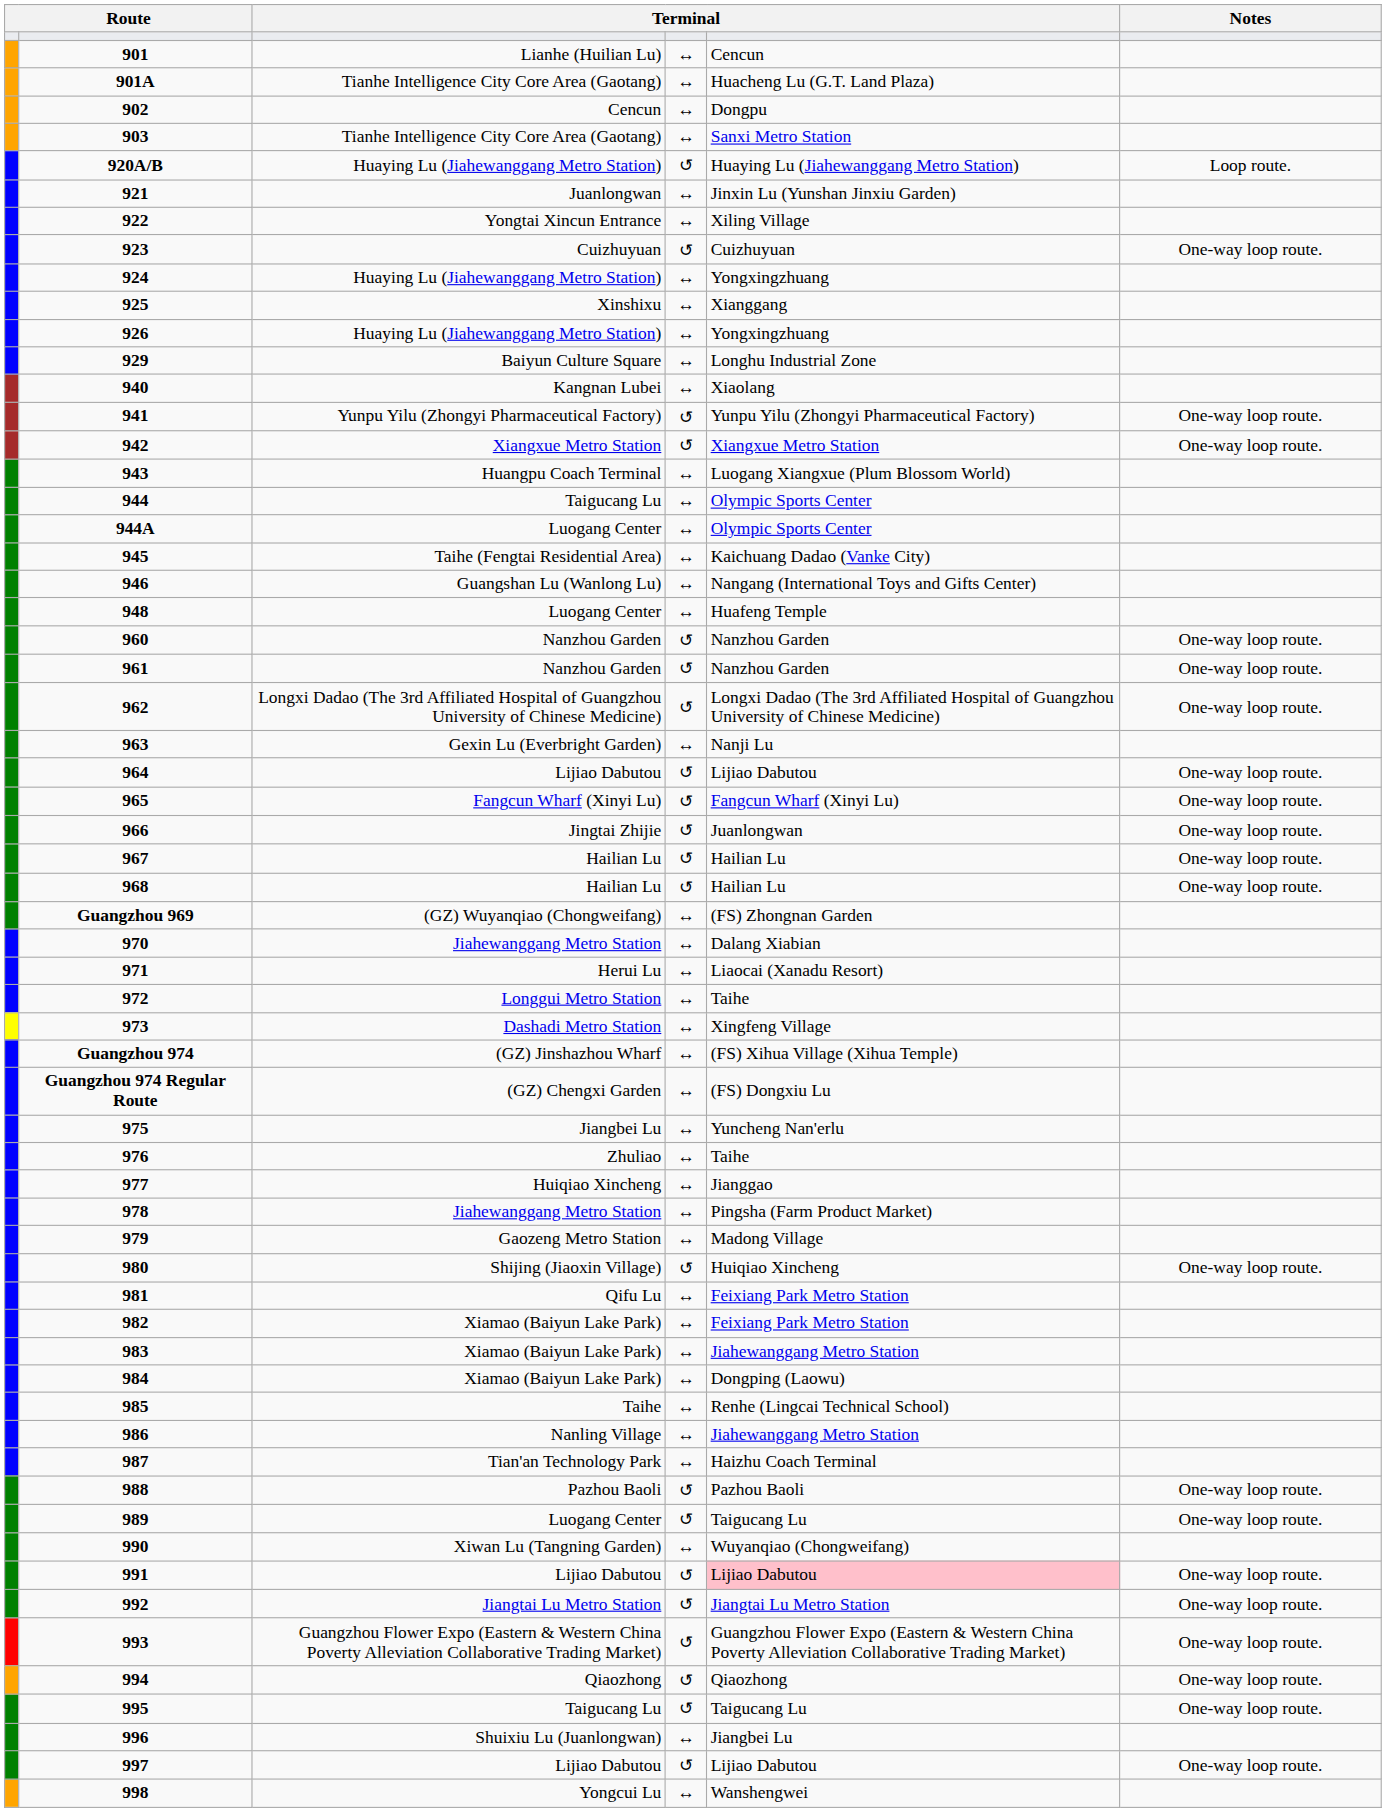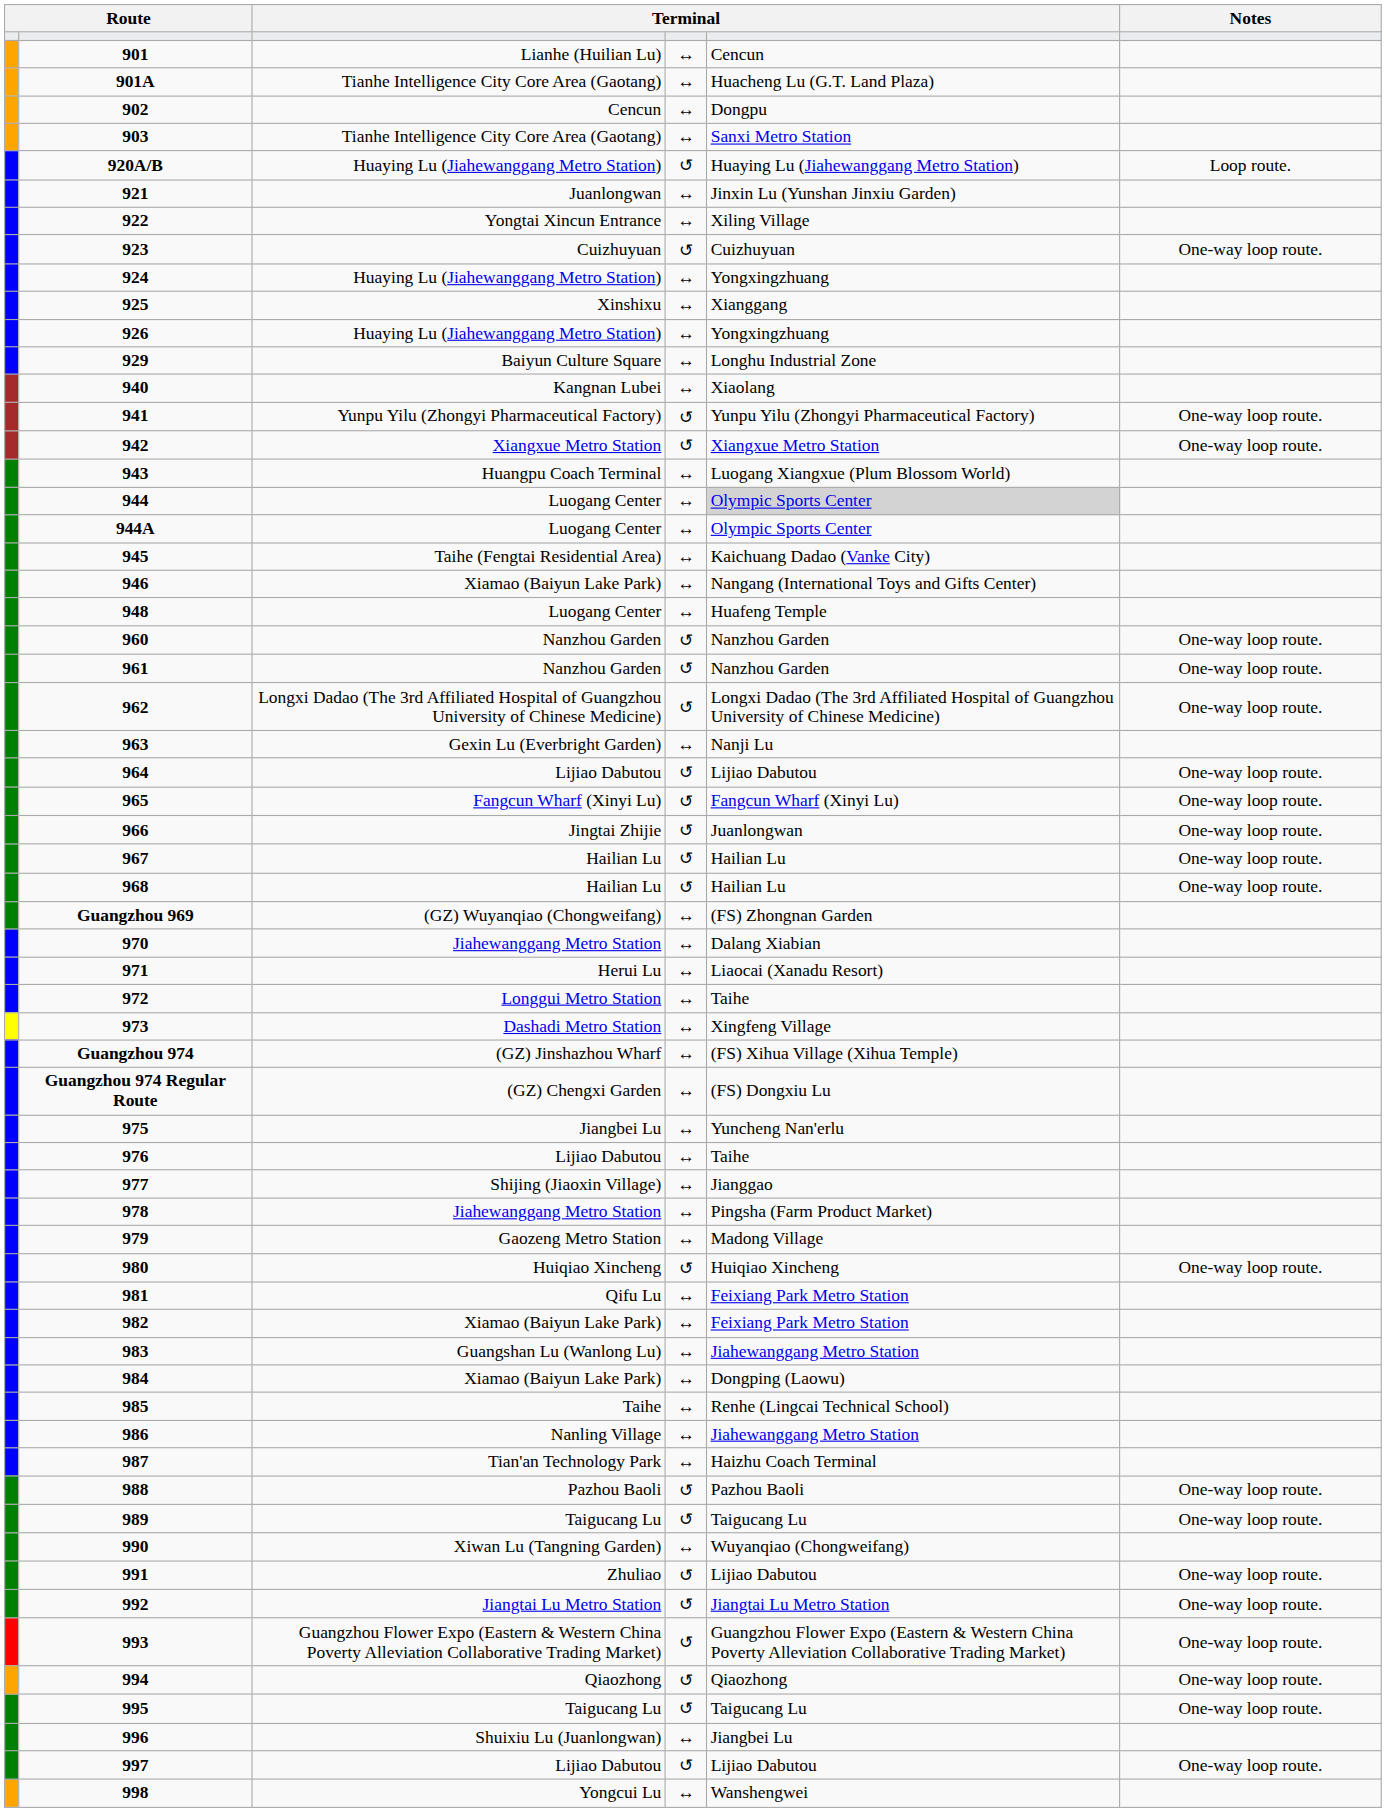(613, 500) Taigucang Lu -> (605, 500) Luogang Center
(791, 500) no background -> (791, 500) lightgrey background
(559, 583) Guangshan Lu (Wanlong Lu) -> (563, 583) Xiamao (Baiyun Lake Park)
(634, 1156) Zhuliao -> (608, 1156) Lijiao Dabutou
(597, 1183) Huiqiao Xincheng -> (576, 1183) Shijing (Jiaoxin Village)
(576, 1267) Shijing (Jiaoxin Village) -> (597, 1267) Huiqiao Xincheng
(563, 1350) Xiamao (Baiyun Lake Park) -> (559, 1350) Guangshan Lu (Wanlong Lu)
(605, 1518) Luogang Center -> (613, 1518) Taigucang Lu
(608, 1574) Lijiao Dabutou -> (634, 1574) Zhuliao
(764, 1574) pink background -> (764, 1574) no background
